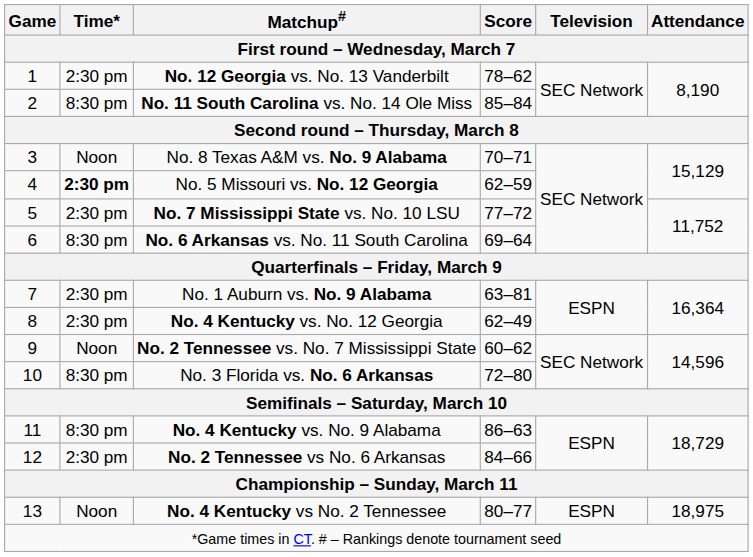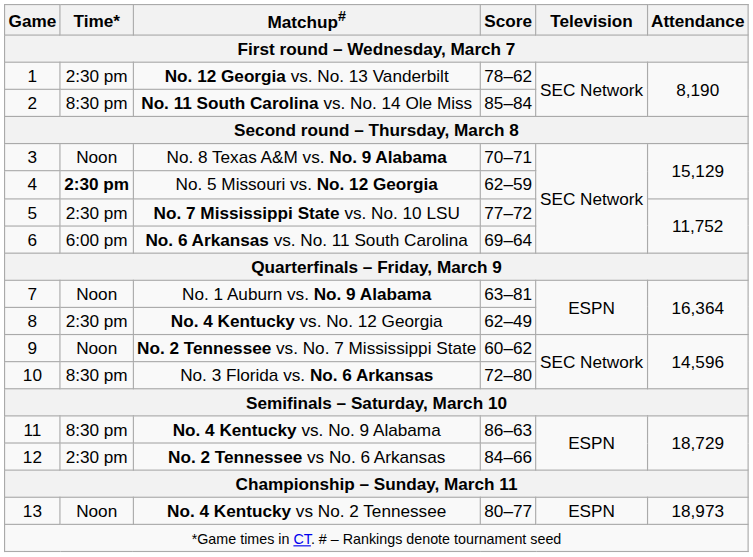(97, 239) 8:30 pm -> (97, 239) 6:00 pm
(97, 294) 2:30 pm -> (97, 294) Noon
(698, 511) 18,975 -> (698, 511) 18,973
